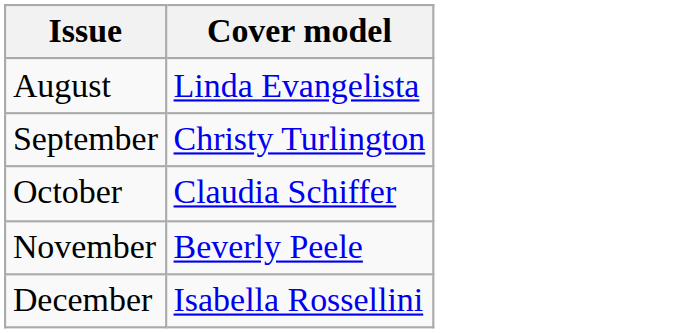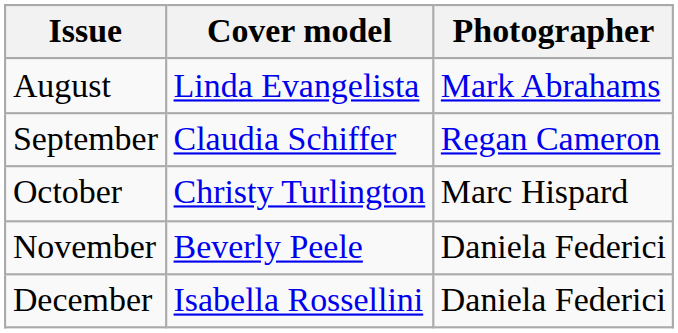+ column: (553, 31)
(299, 138) Christy Turlington -> (285, 138) Claudia Schiffer
(285, 192) Claudia Schiffer -> (299, 192) Christy Turlington
